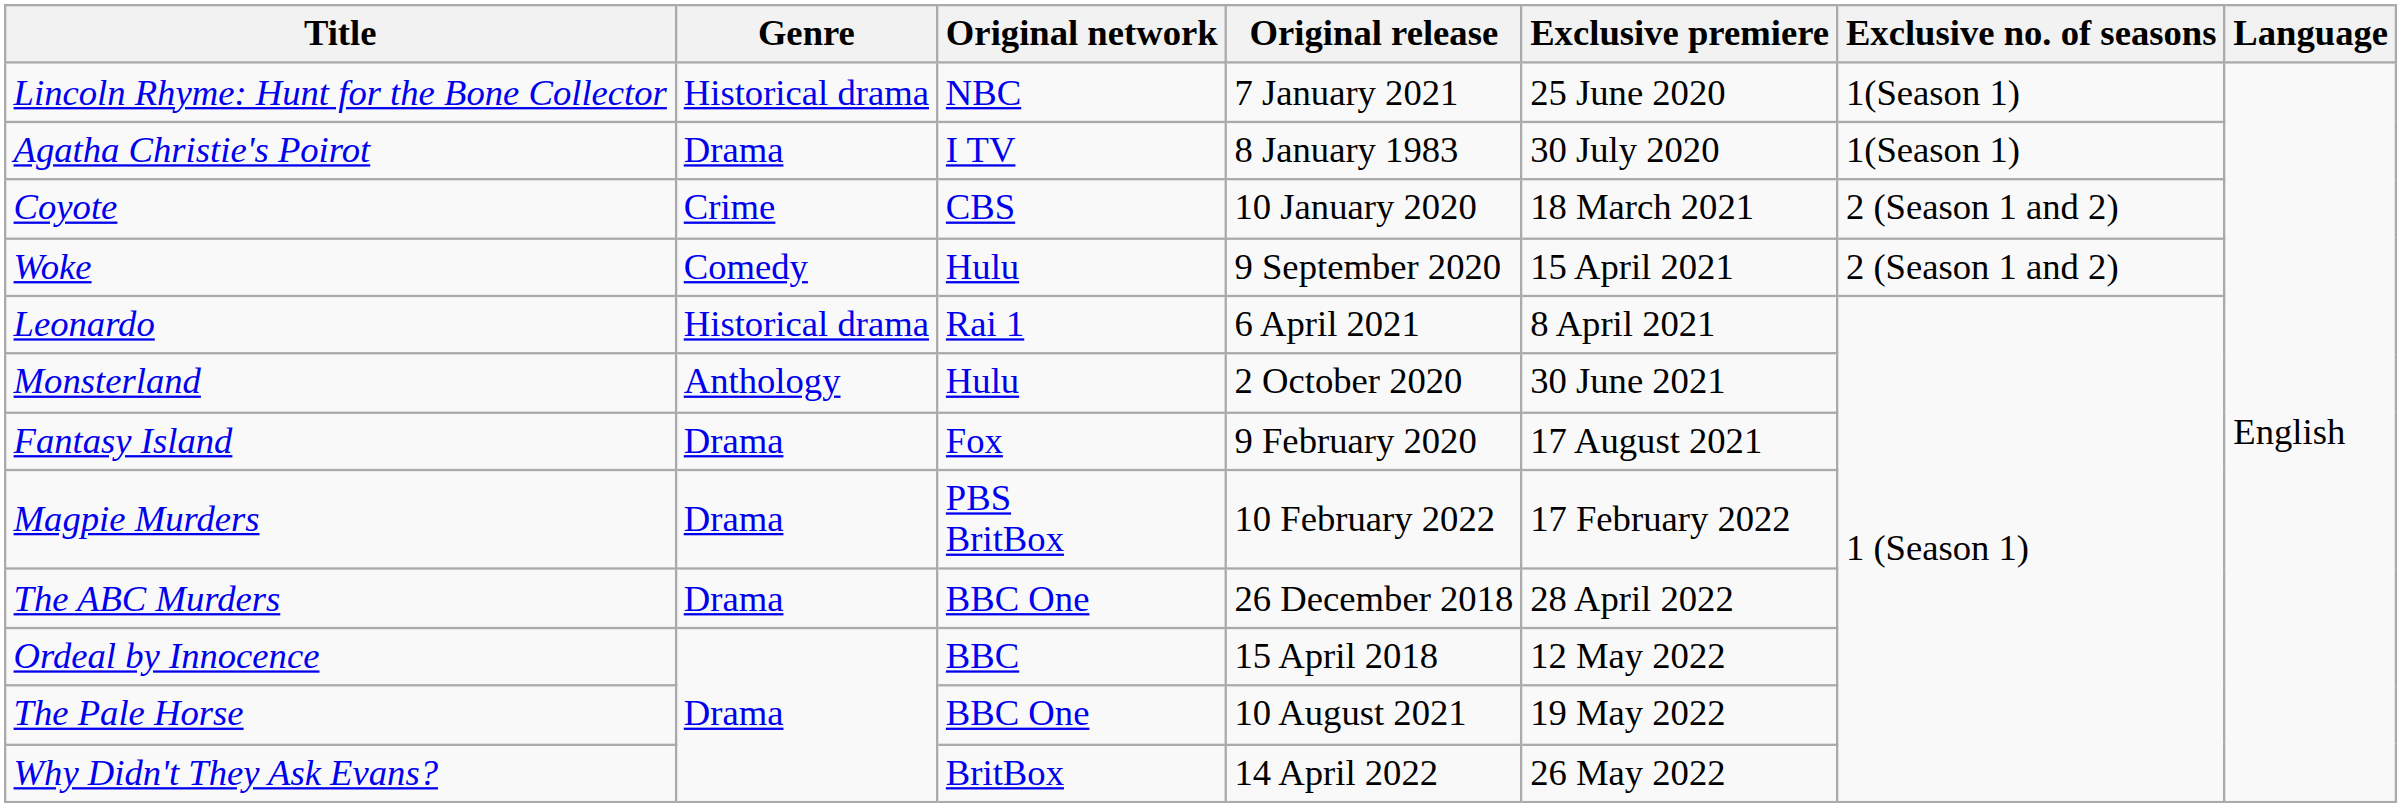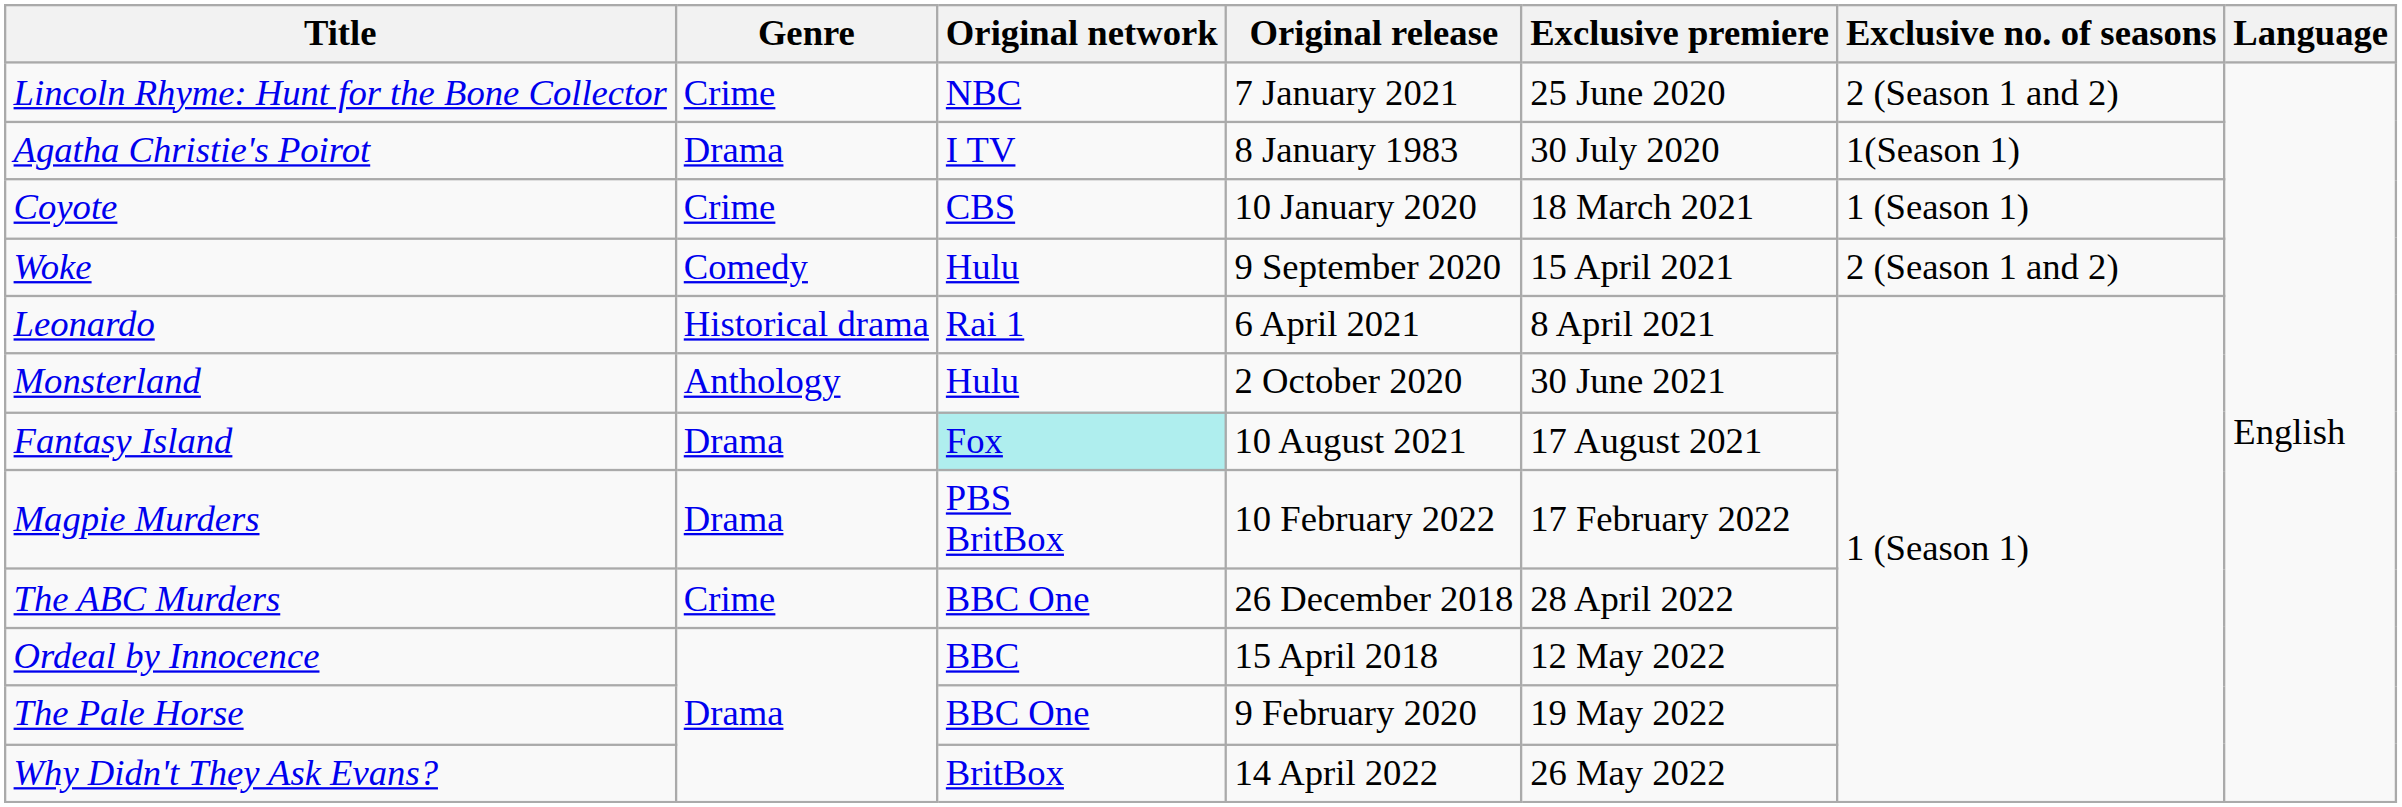(806, 91) Historical drama -> (730, 91) Crime
(1933, 91) 1(Season 1) -> (1982, 91) 2 (Season 1 and 2)
(1982, 207) 2 (Season 1 and 2) -> (1937, 207) 1 (Season 1)
(974, 440) no background -> (974, 440) paleturquoise background
(1356, 440) 9 February 2020 -> (1351, 440) 10 August 2021
(734, 597) Drama -> (730, 597) Crime
(1351, 713) 10 August 2021 -> (1356, 713) 9 February 2020
